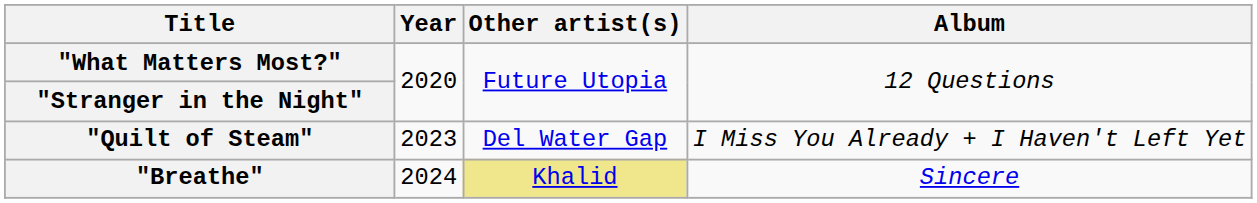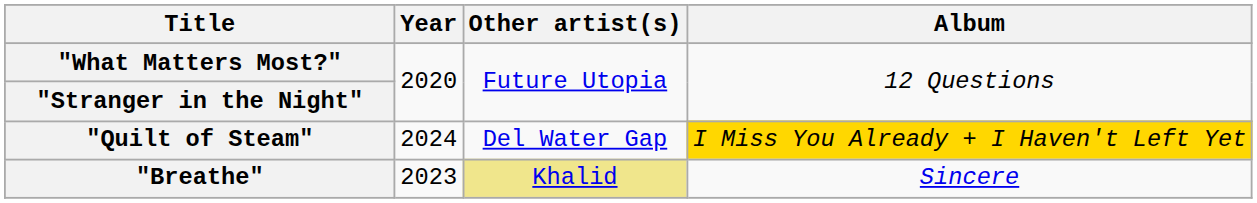(429, 140) 2023 -> (429, 140) 2024
(970, 140) no background -> (970, 140) gold background
(429, 178) 2024 -> (429, 178) 2023
